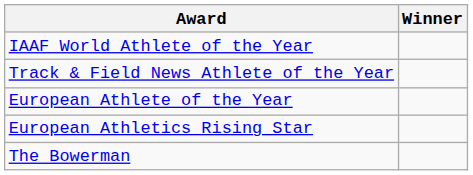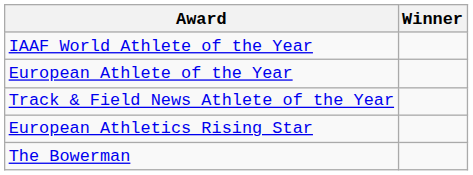rows swapped: (201, 74) <-> (151, 101)
